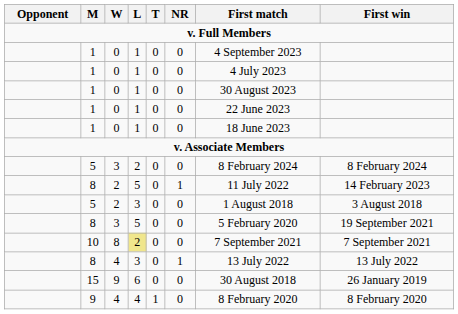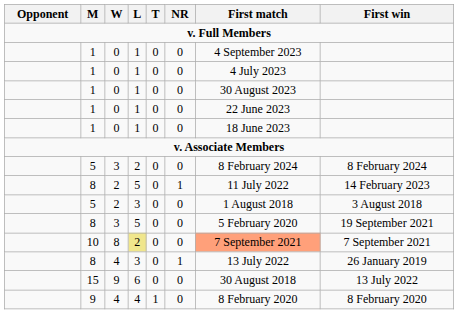(258, 242) no background -> (258, 242) lightsalmon background
(387, 261) 13 July 2022 -> (387, 261) 26 January 2019
(387, 280) 26 January 2019 -> (387, 280) 13 July 2022
